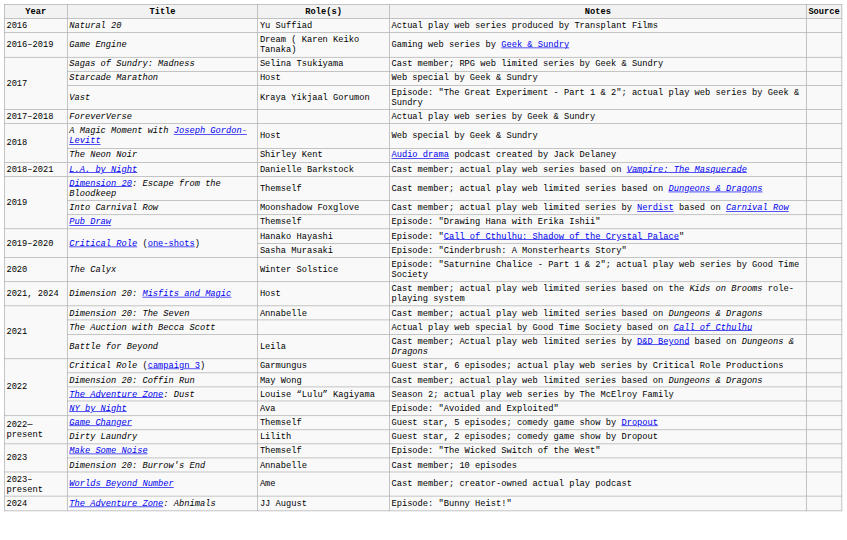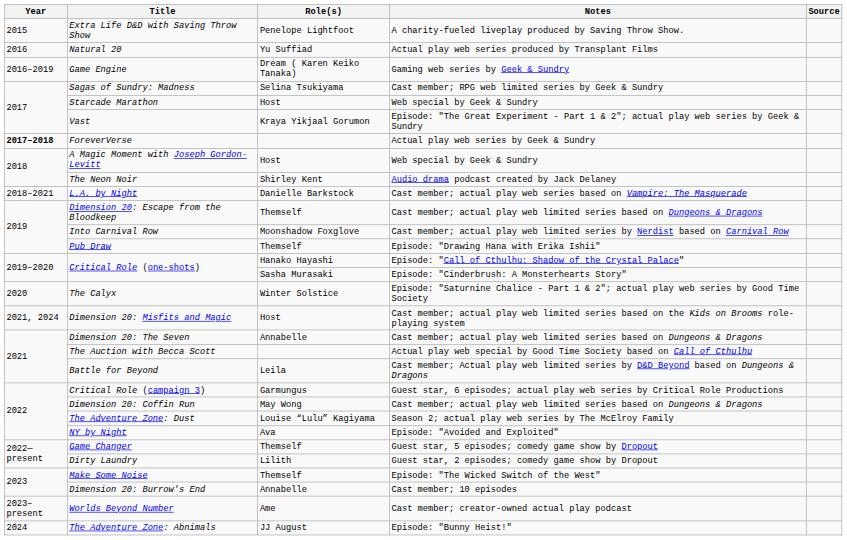+ row: (153, 31)
(30, 117) normal -> (30, 141) bold
